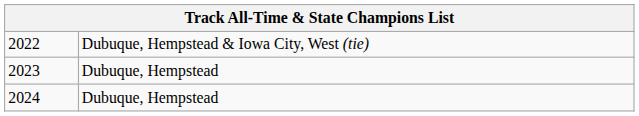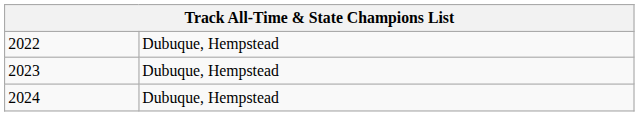(225, 44) Dubuque, Hempstead & Iowa City, West (tie) -> (211, 44) Dubuque, Hempstead
